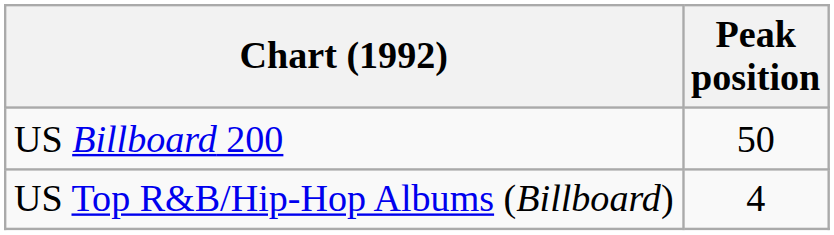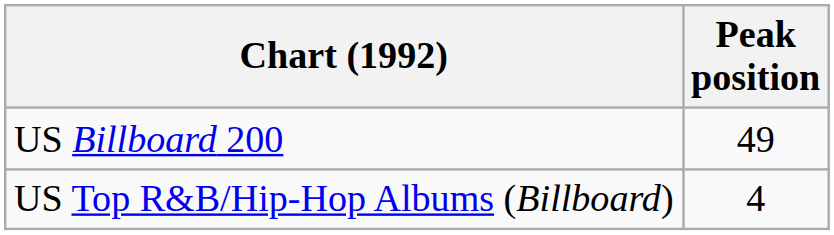(756, 137) 50 -> (756, 137) 49
